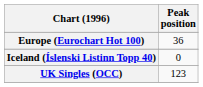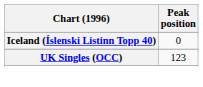- row: (81, 40)
